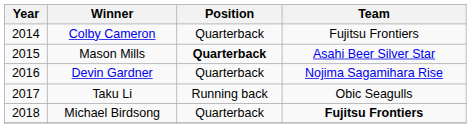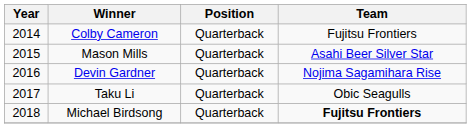(230, 53) bold -> (229, 53) normal
(230, 93) Running back -> (229, 93) Quarterback
